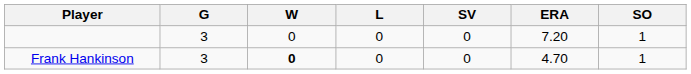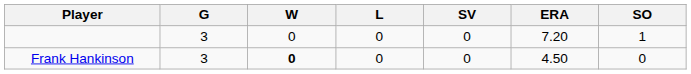(555, 58) 4.70 -> (555, 58) 4.50
(642, 58) 1 -> (642, 58) 0
